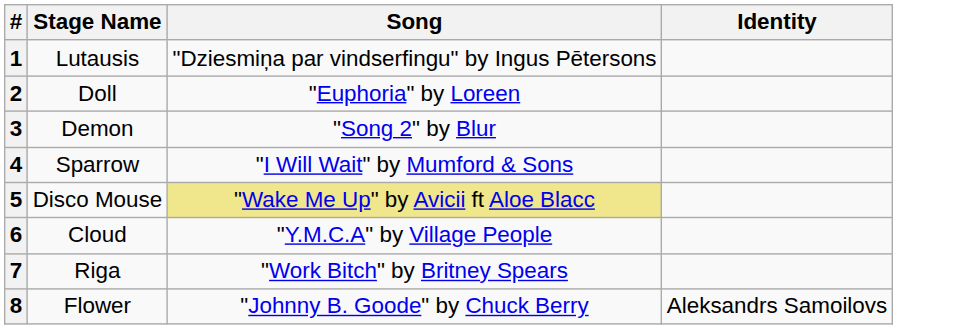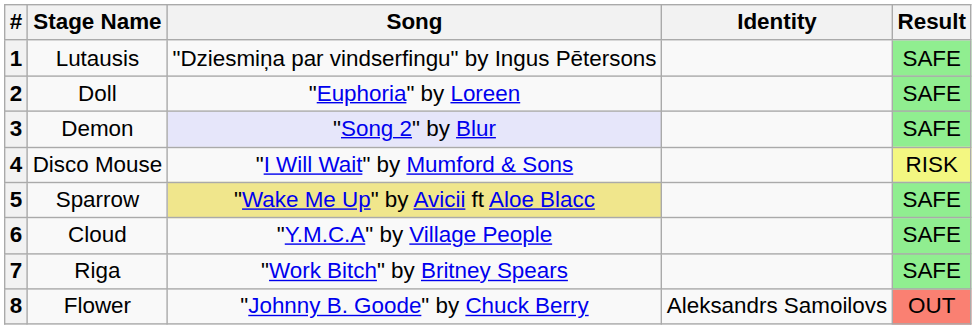+ column: (932, 22)
(414, 128) no background -> (414, 128) lavender background
(97, 164) Sparrow -> (97, 164) Disco Mouse
(97, 199) Disco Mouse -> (97, 199) Sparrow
